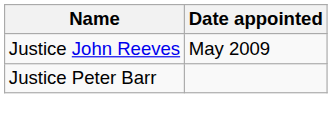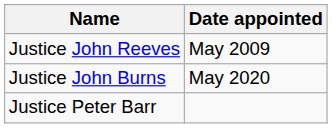+ row: (87, 78)
